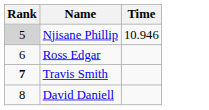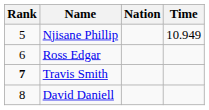+ column: (142, 14)
(22, 34) lightgrey background -> (22, 34) no background
(141, 34) 10.946 -> (184, 34) 10.949
